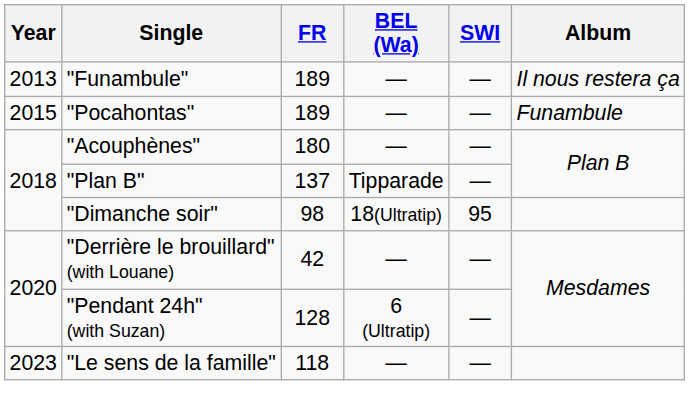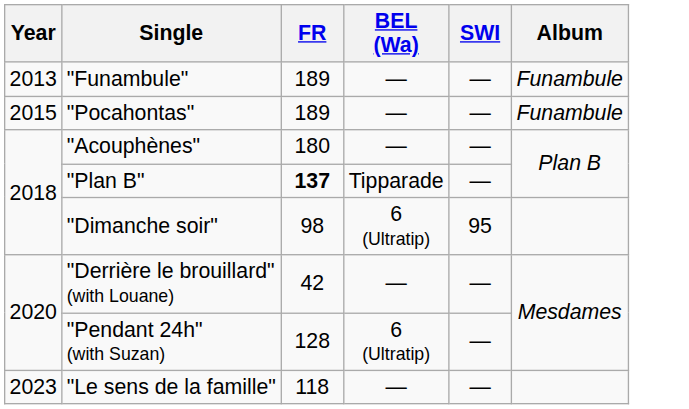(598, 79) Il nous restera ça -> (570, 79) Funambule
(312, 180) normal -> (312, 180) bold
(396, 214) 18(Ultratip) -> (396, 226) 6 (Ultratip)
